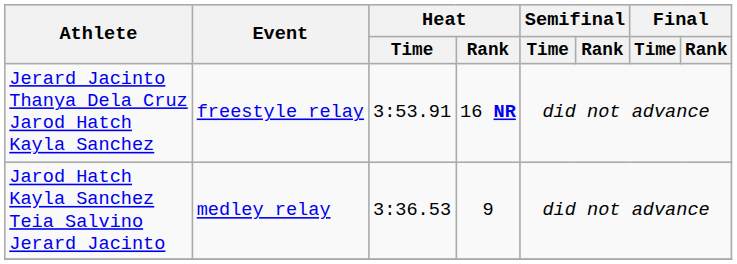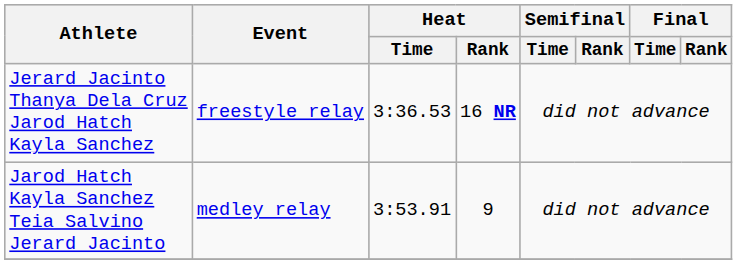(412, 112) 3:53.91 -> (412, 112) 3:36.53
(412, 211) 3:36.53 -> (412, 211) 3:53.91
